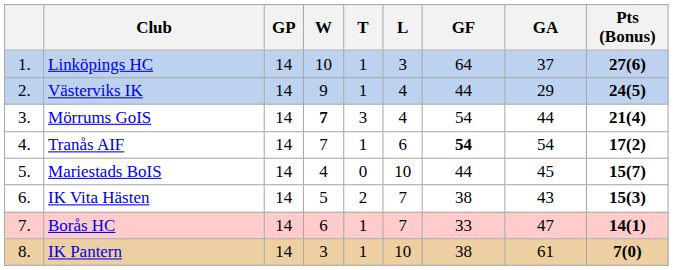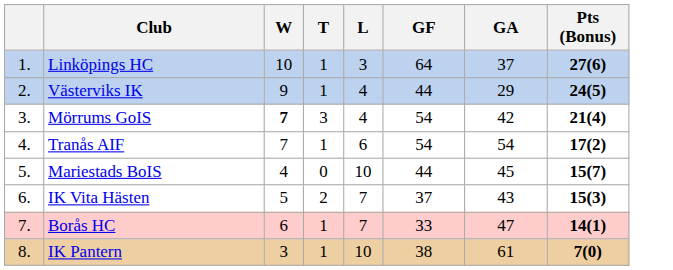- column: (284, 27)
(545, 117) 44 -> (506, 117) 42
(463, 144) bold -> (424, 144) normal
(463, 198) 38 -> (424, 198) 37
